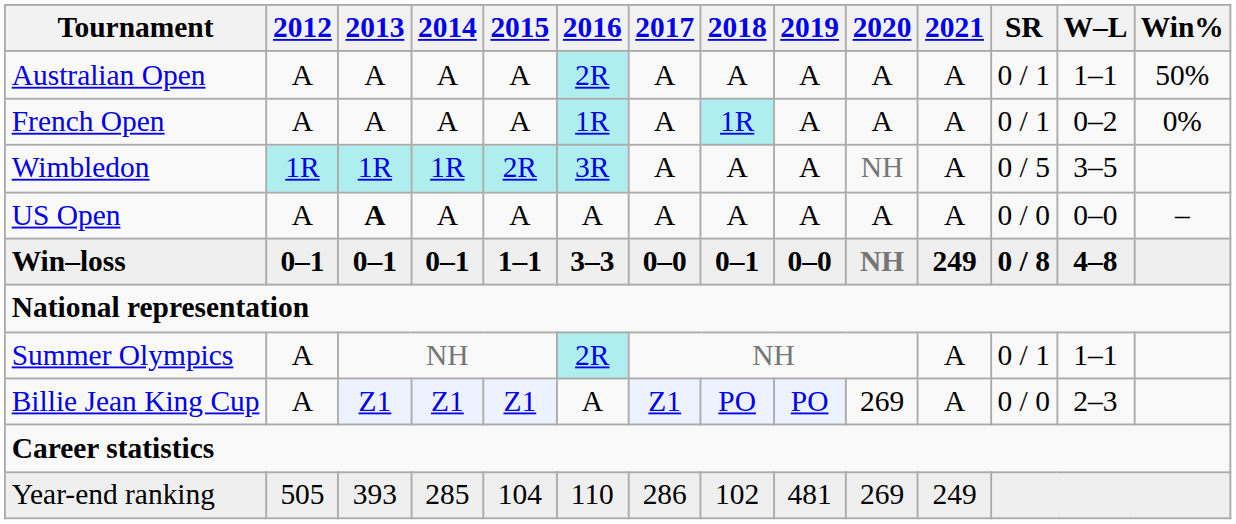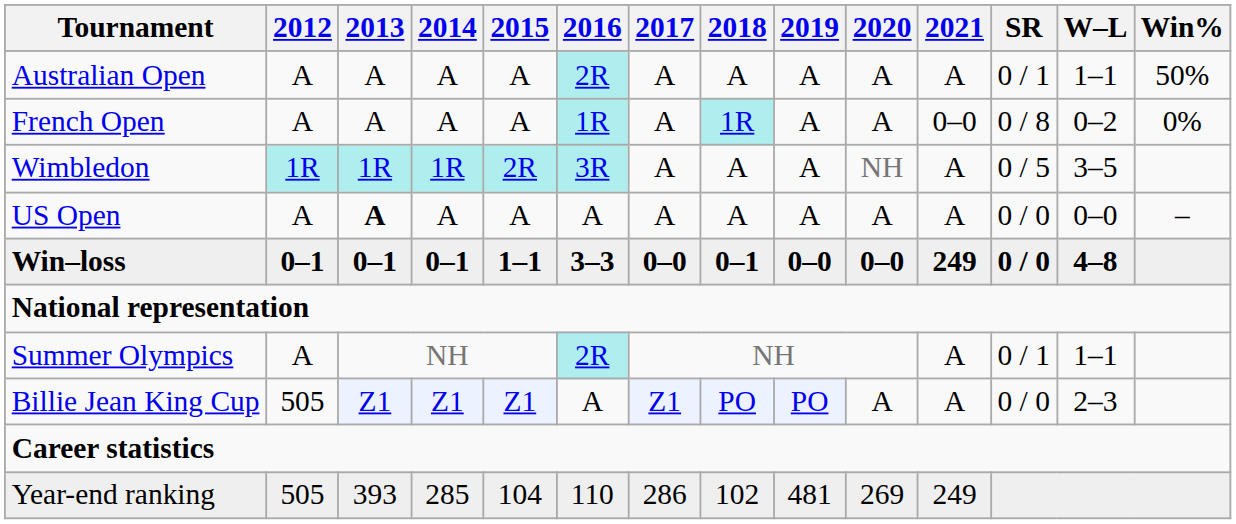(955, 121) A -> (955, 121) 0–0
(1024, 121) 0 / 1 -> (1024, 121) 0 / 8
(882, 261) NH -> (882, 261) 0–0
(1024, 261) 0 / 8 -> (1024, 261) 0 / 0
(302, 401) A -> (302, 401) 505
(882, 401) 269 -> (882, 401) A
